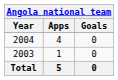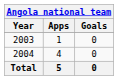rows swapped: (24, 54) <-> (24, 40)
